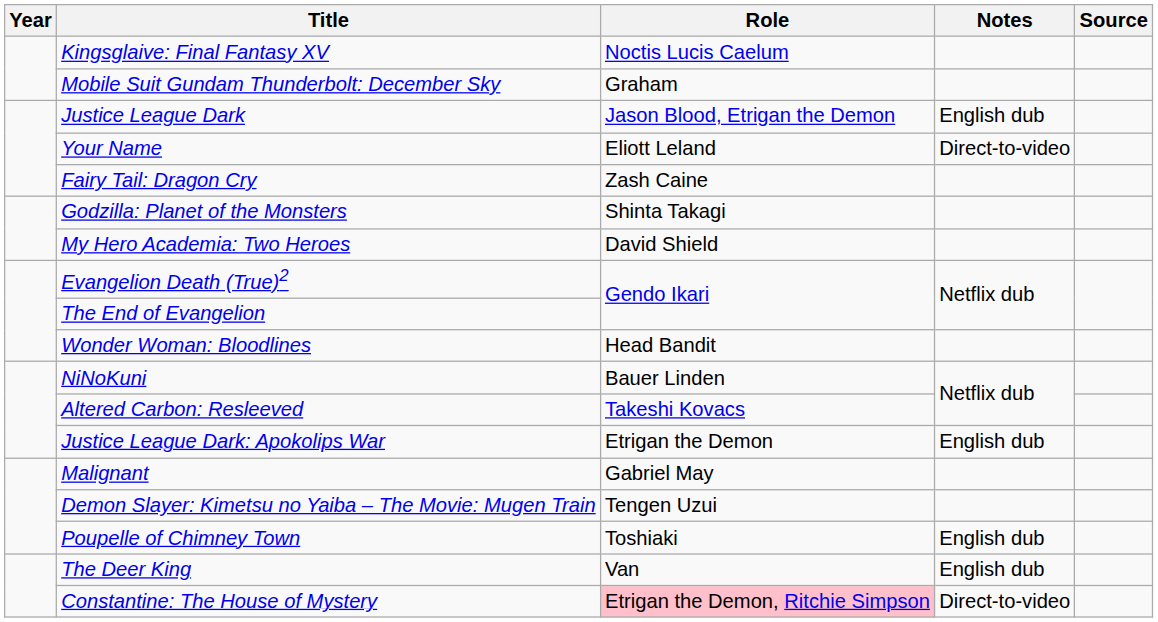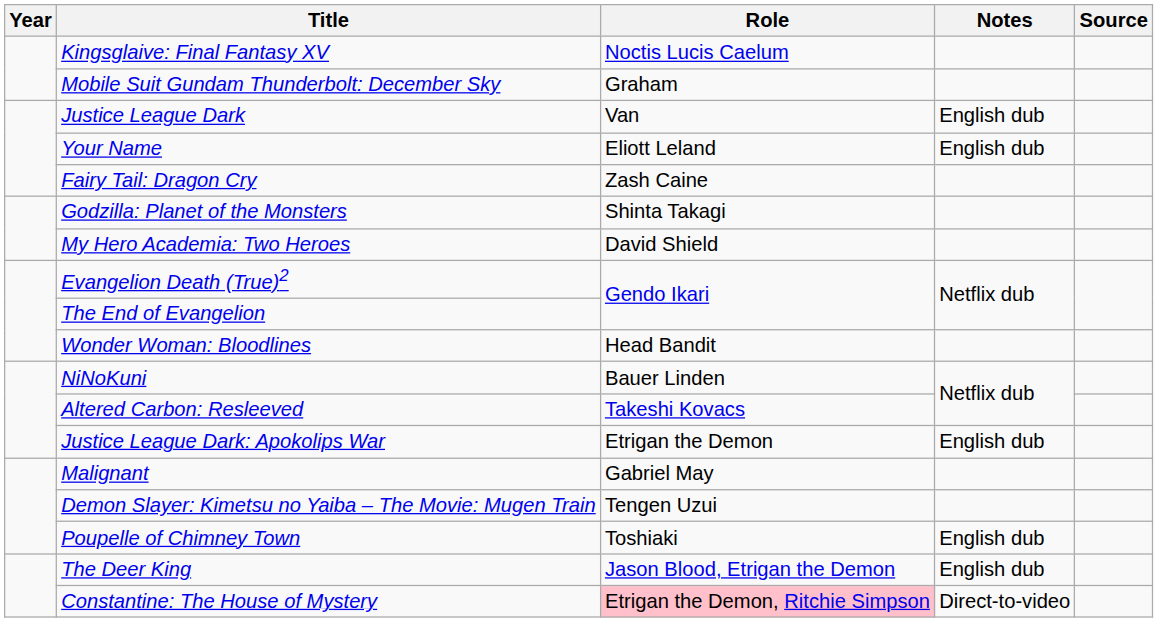(750, 116) Jason Blood, Etrigan the Demon -> (622, 116) Van
(1005, 148) Direct-to-video -> (992, 148) English dub
(622, 569) Van -> (750, 569) Jason Blood, Etrigan the Demon
